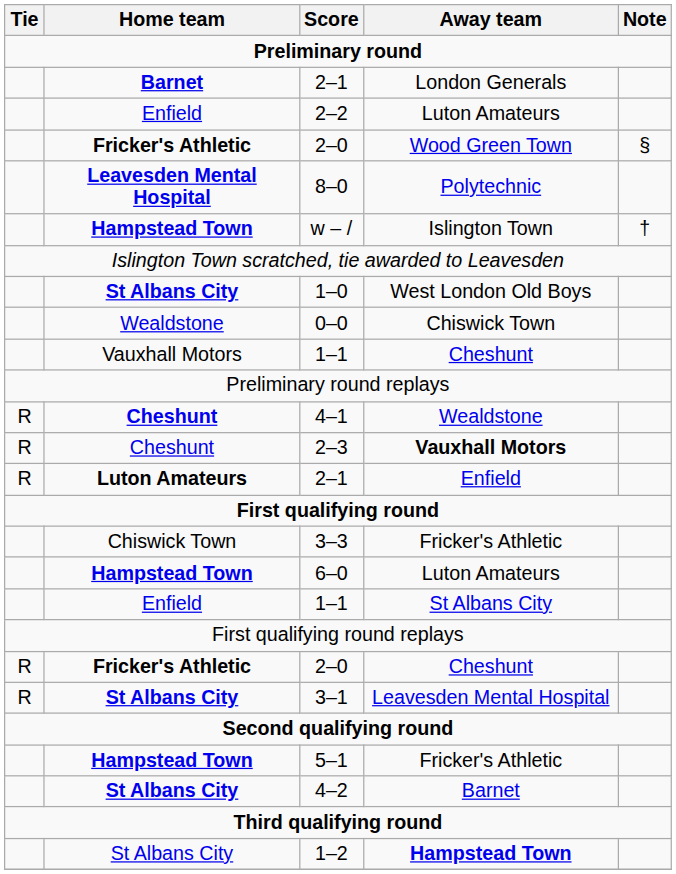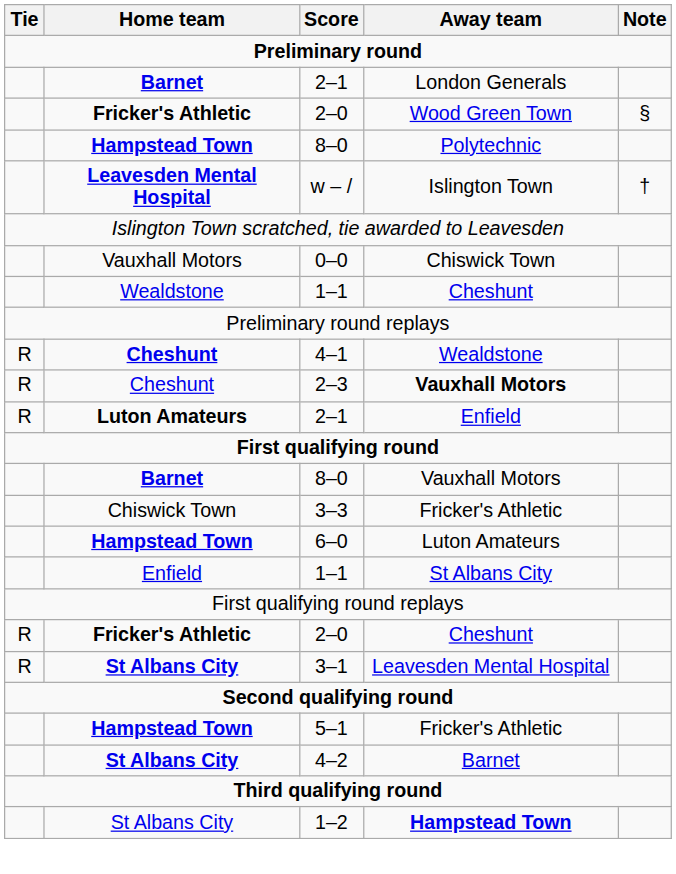- row: (331, 113)
(172, 187) Leavesden Mental Hospital -> (172, 144) Hampstead Town
(172, 229) Hampstead Town -> (172, 187) Leavesden Mental Hospital
- row: (331, 291)
(172, 323) Wealdstone -> (172, 260) Vauxhall Motors
(172, 354) Vauxhall Motors -> (172, 291) Wealdstone
+ row: (331, 479)
